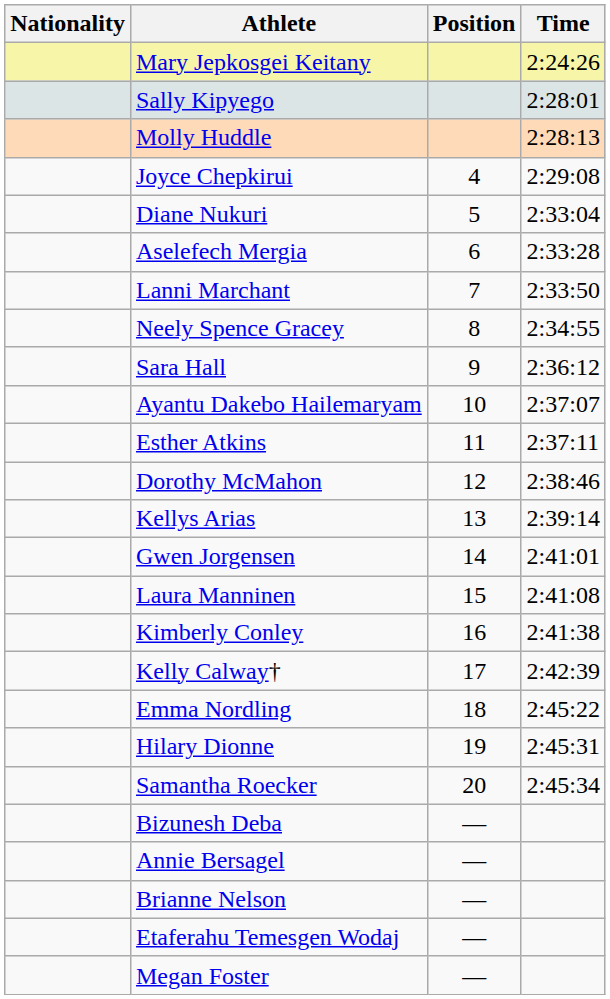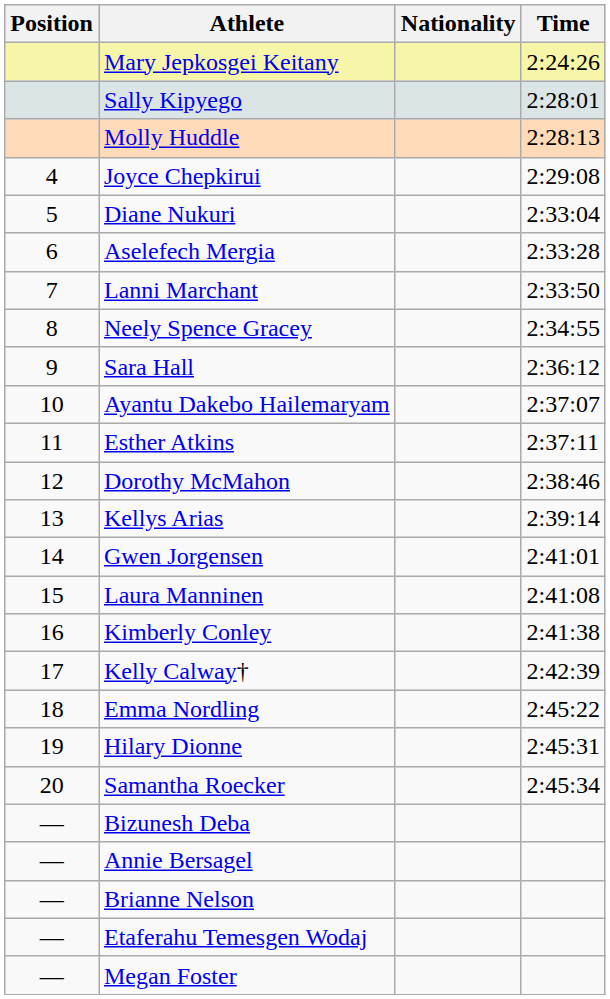columns swapped: (474, 23) <-> (68, 23)
